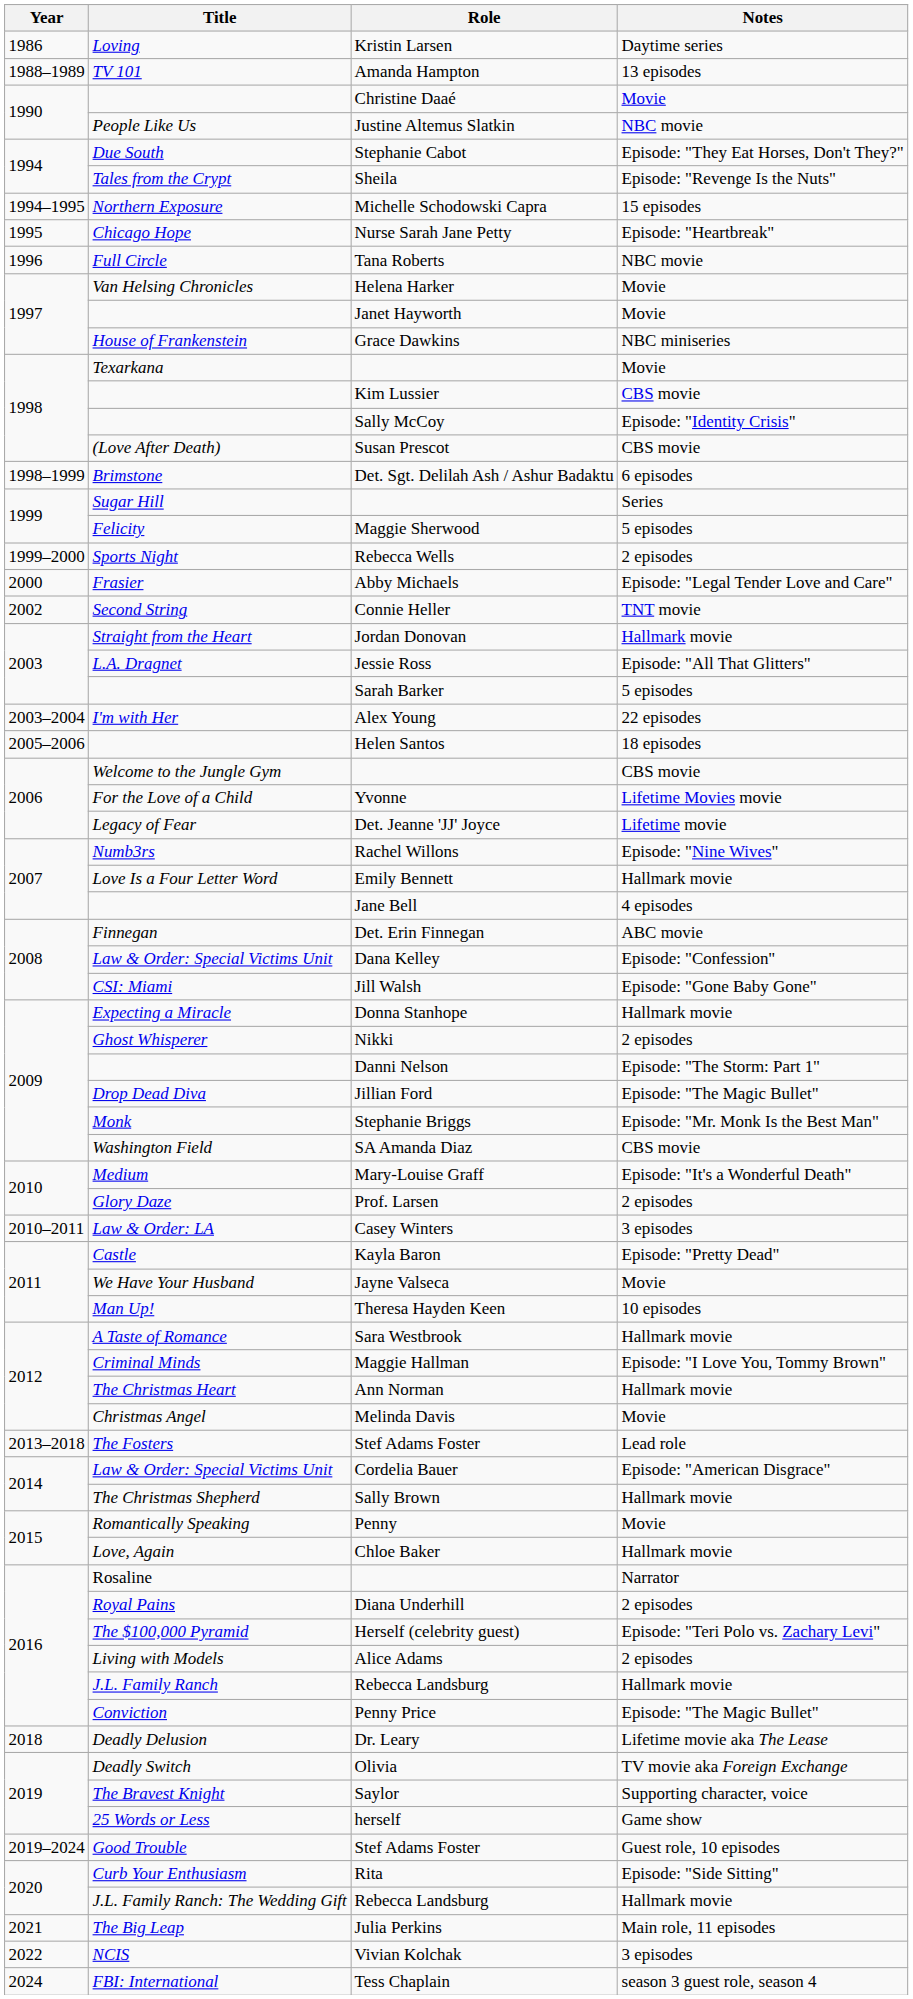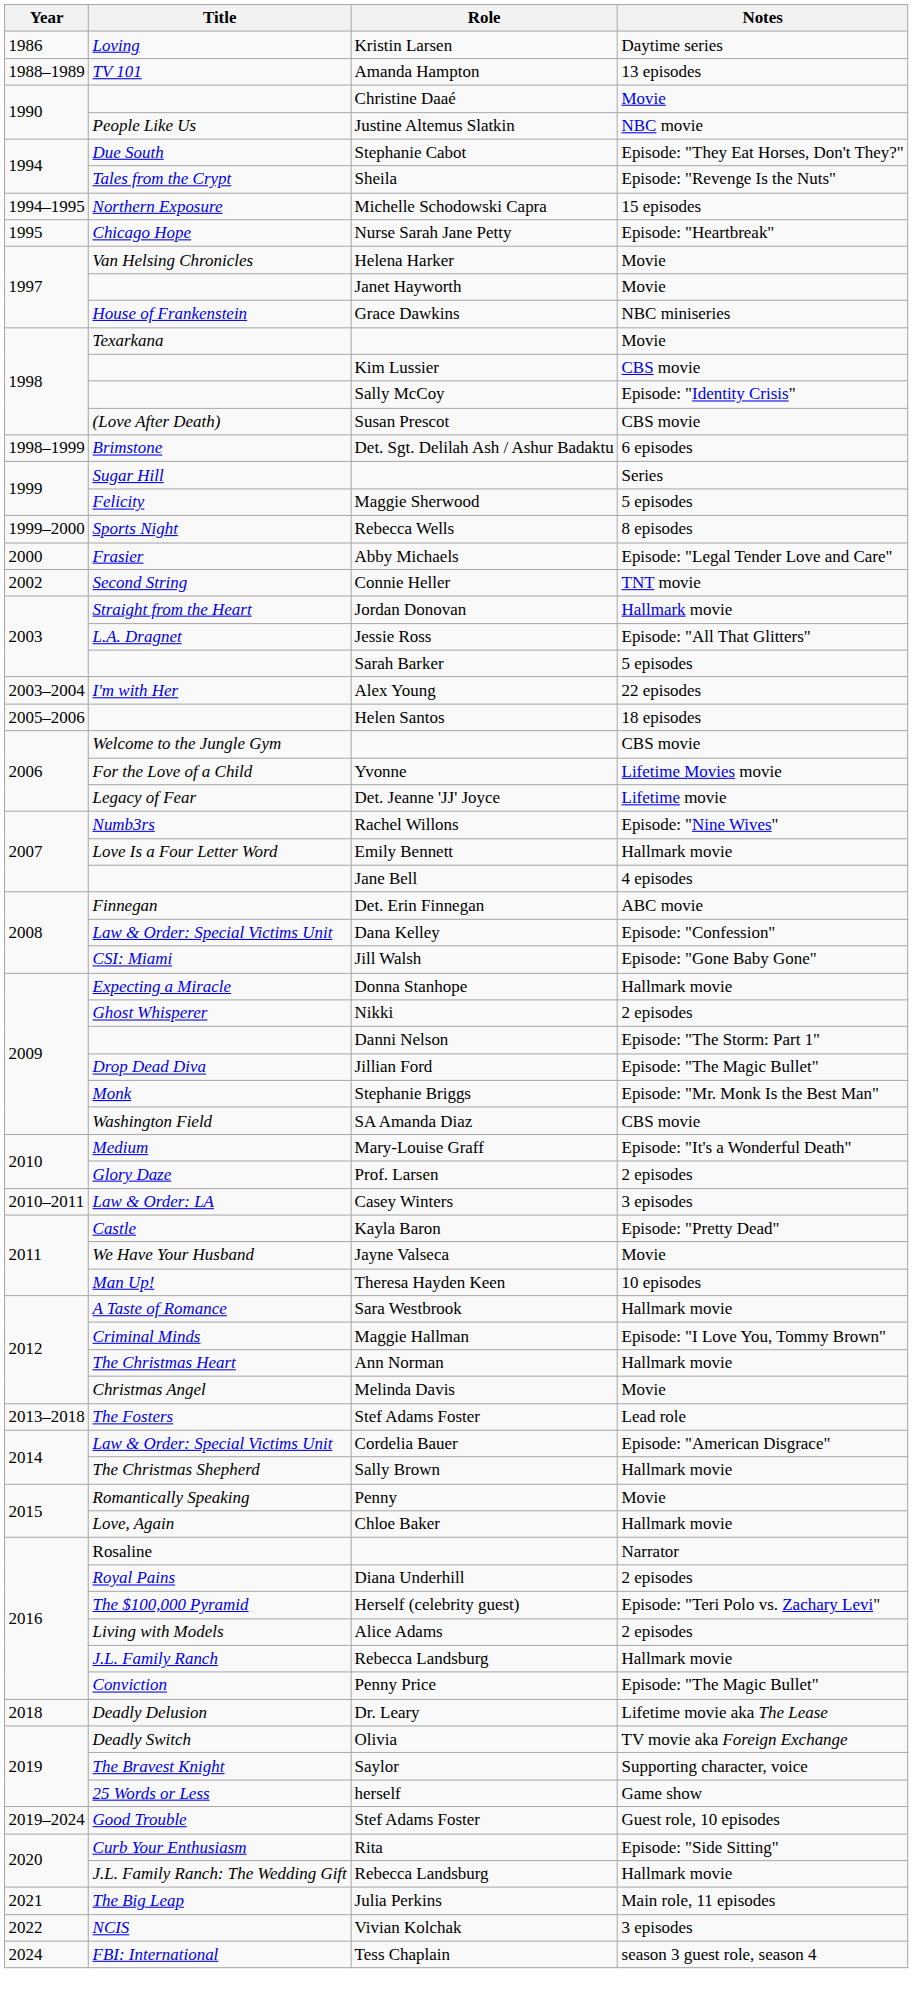- row: (130, 260)
(657, 555) 2 episodes -> (657, 529) 8 episodes
